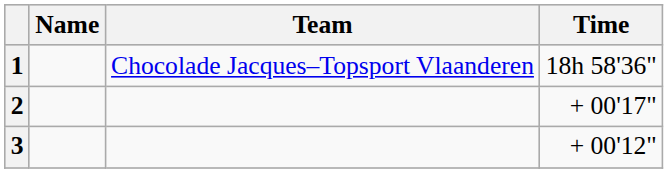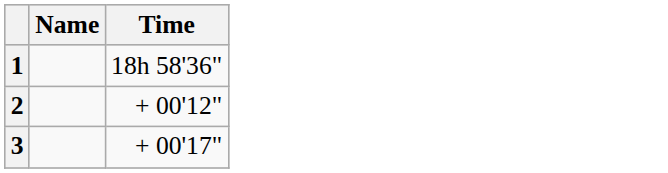- column: (322, 24)
(613, 106) + 00'17" -> (179, 106) + 00'12"
(613, 146) + 00'12" -> (179, 146) + 00'17"
